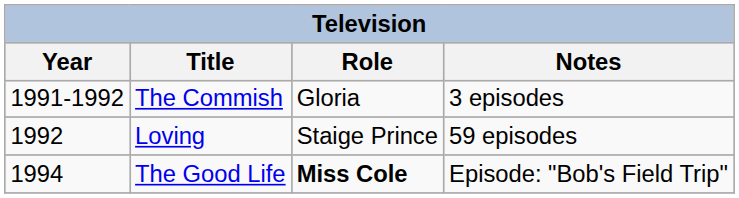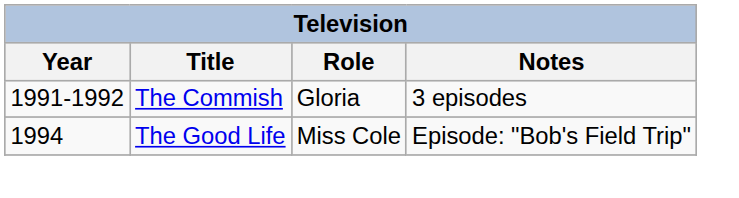- row: (170, 137)
(352, 174) bold -> (349, 137) normal
